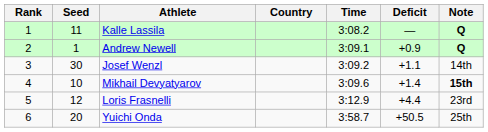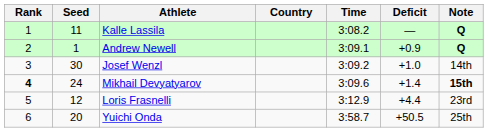(410, 65) +1.1 -> (410, 65) +1.0
(28, 83) normal -> (28, 83) bold
(76, 83) 10 -> (76, 83) 24
